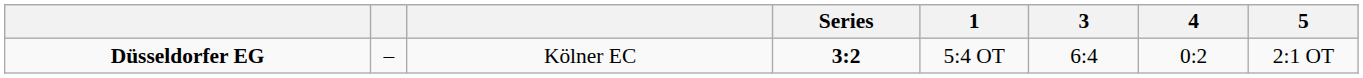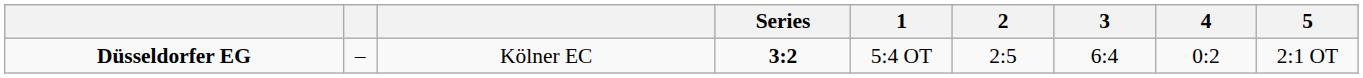+ column: (1003, 21)
